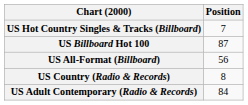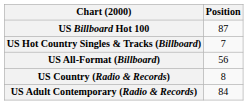rows swapped: (104, 44) <-> (104, 28)
